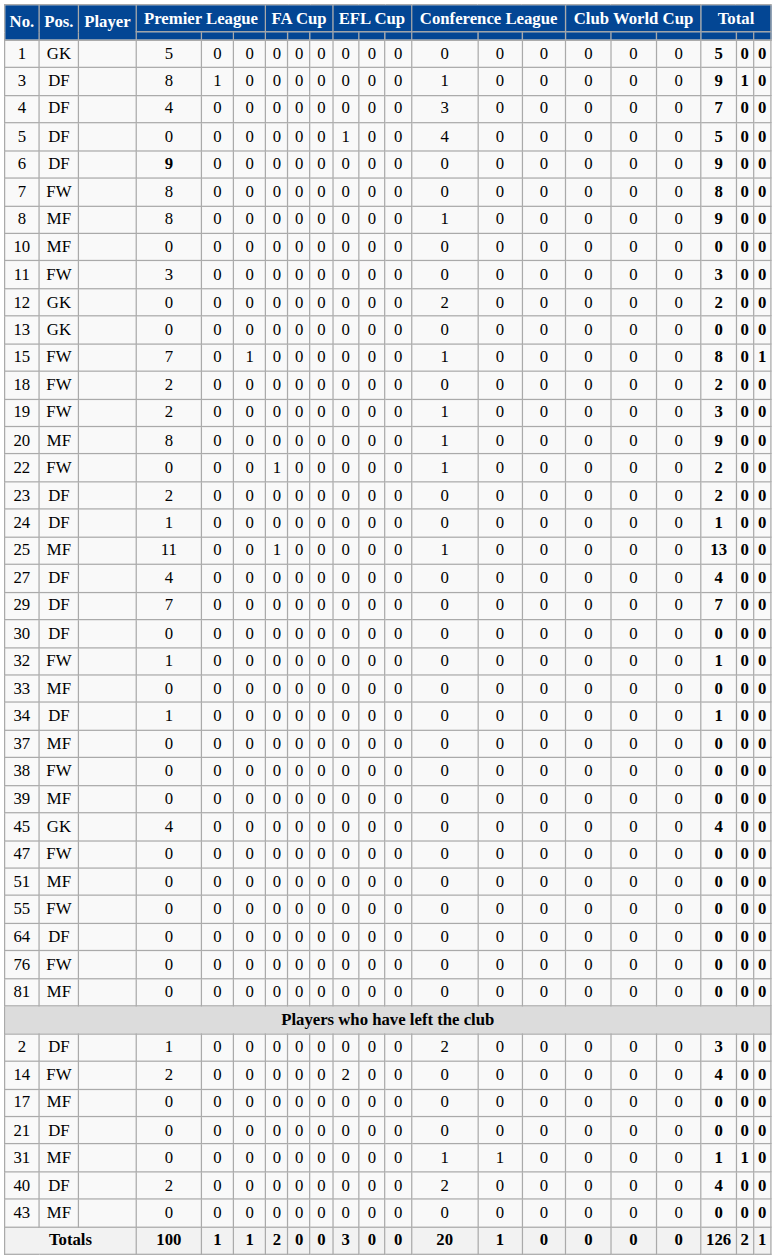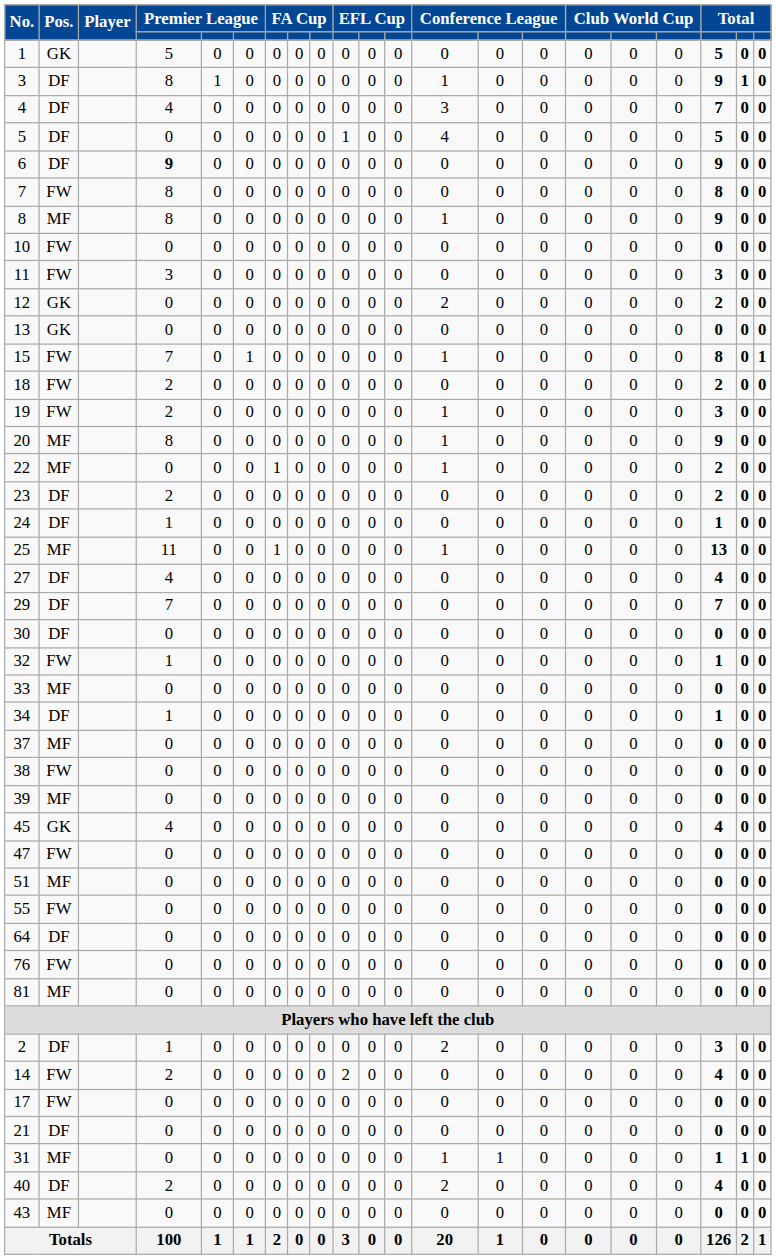(59, 246) MF -> (59, 246) FW
(59, 467) FW -> (59, 467) MF
(59, 1102) MF -> (59, 1102) FW
